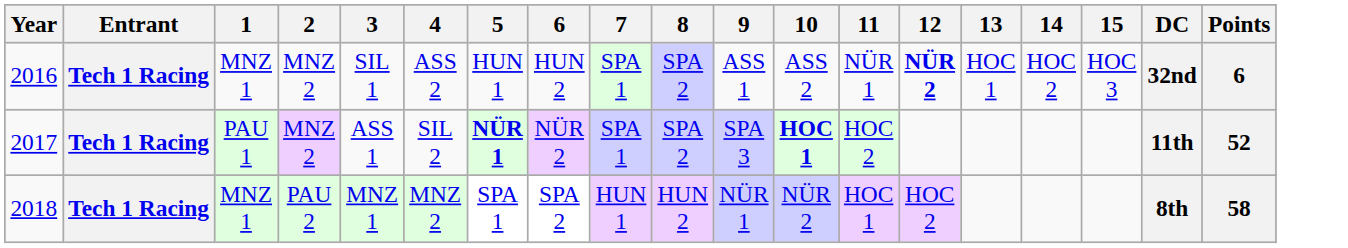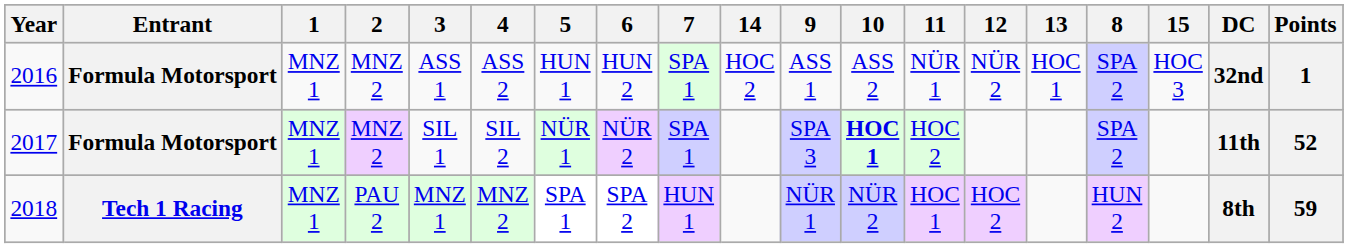columns swapped: (683, 23) <-> (1051, 23)
(139, 75) Tech 1 Racing -> (172, 75) Formula Motorsport
(372, 75) SIL 1 -> (440, 75) ASS 1
(930, 75) bold -> (995, 75) normal
(1239, 75) 6 -> (1306, 75) 1
(139, 141) Tech 1 Racing -> (172, 141) Formula Motorsport
(246, 141) PAU 1 -> (314, 141) MNZ 1
(372, 141) ASS 1 -> (440, 141) SIL 1
(498, 141) bold -> (565, 141) normal
(1239, 207) 58 -> (1306, 207) 59
